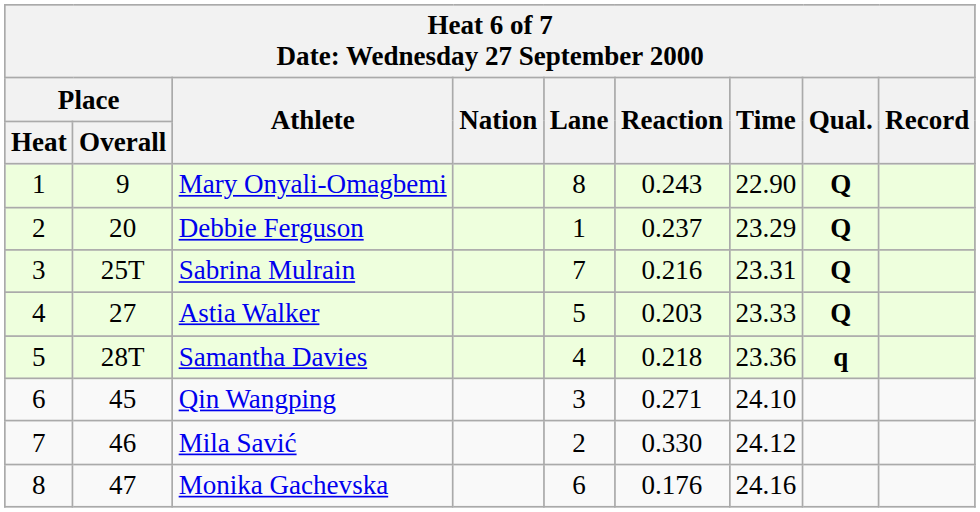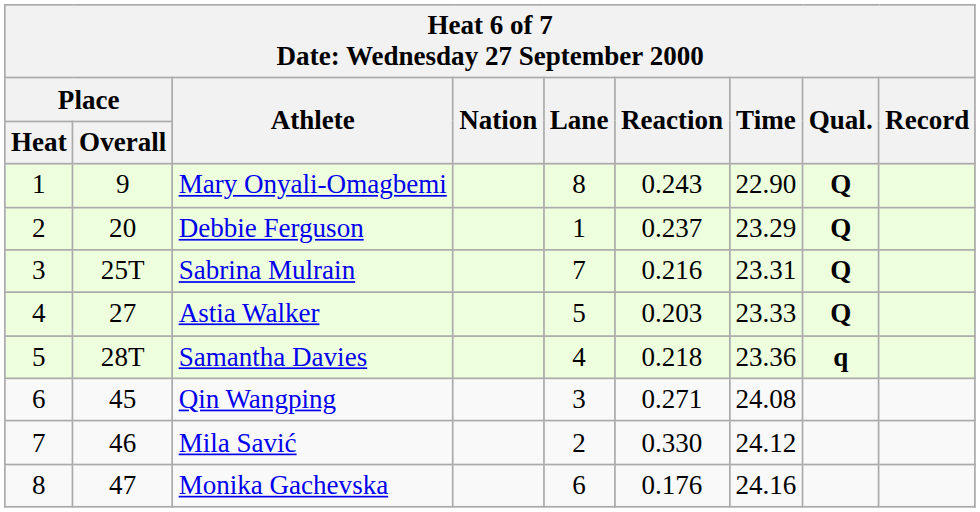(766, 399) 24.10 -> (766, 399) 24.08
